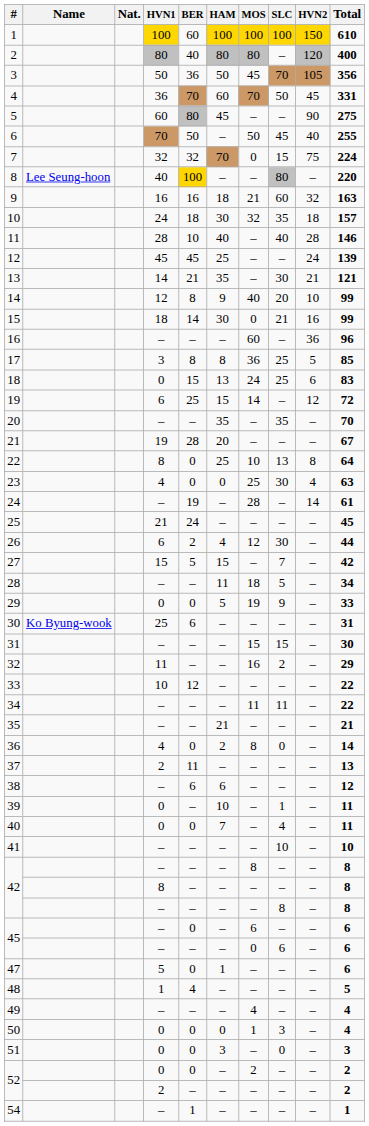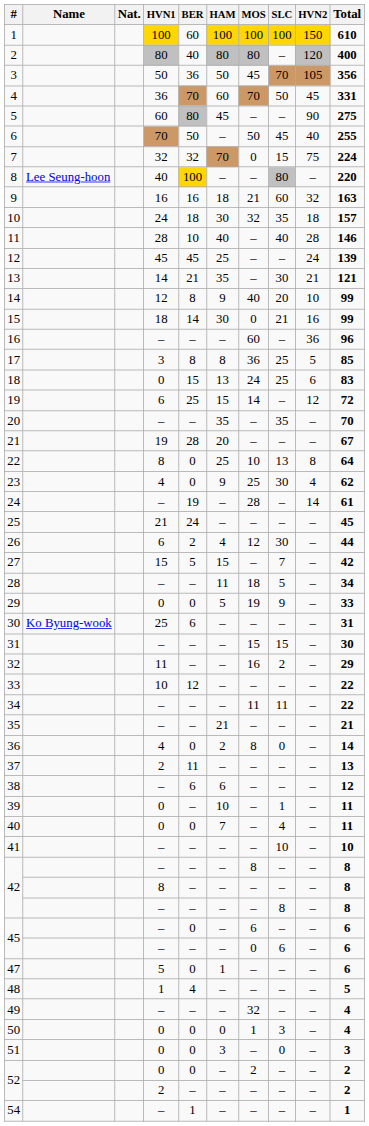(222, 481) 0 -> (222, 481) 9
(347, 481) 63 -> (347, 481) 62
(254, 1009) 4 -> (254, 1009) 32
